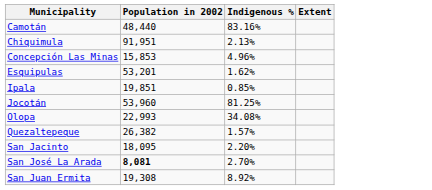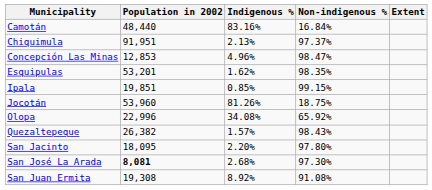+ column: (343, 12)
(139, 57) 15,853 -> (139, 57) 12,853
(244, 102) 81.25% -> (244, 102) 81.26%
(139, 117) 22,993 -> (139, 117) 22,996
(241, 162) 2.70% -> (241, 162) 2.68%
